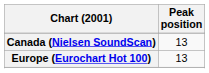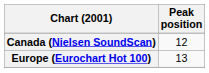(182, 42) 13 -> (182, 42) 12
